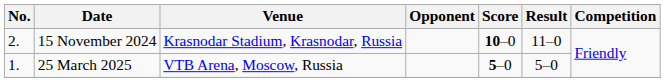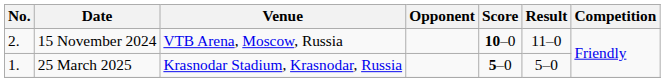(283, 41) Krasnodar Stadium, Krasnodar, Russia -> (253, 41) VTB Arena, Moscow, Russia
(253, 65) VTB Arena, Moscow, Russia -> (283, 65) Krasnodar Stadium, Krasnodar, Russia
